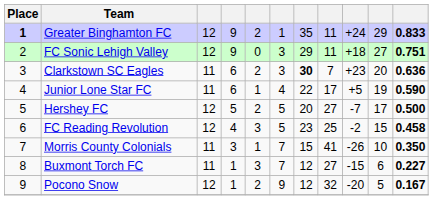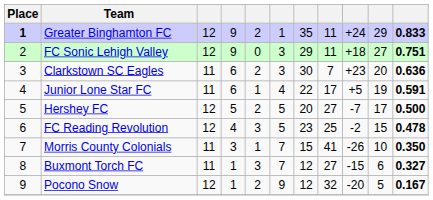(306, 71) bold -> (306, 71) normal
(410, 90) 0.590 -> (410, 90) 0.591
(410, 128) 0.458 -> (410, 128) 0.478
(410, 166) 0.227 -> (410, 166) 0.327
